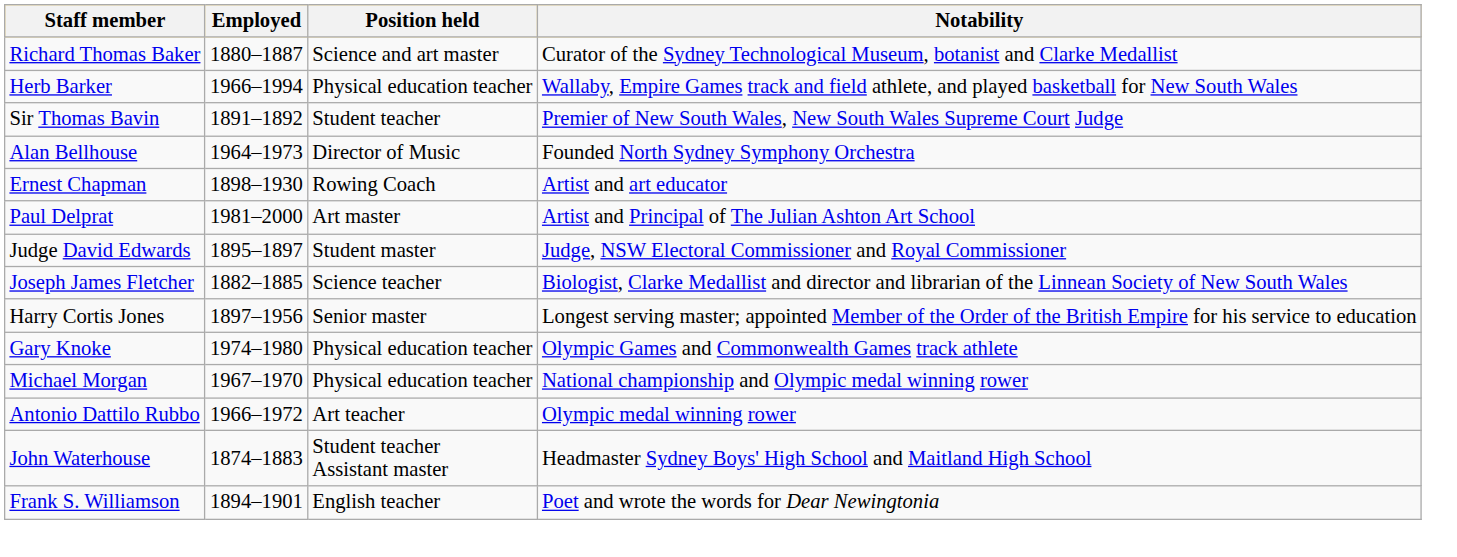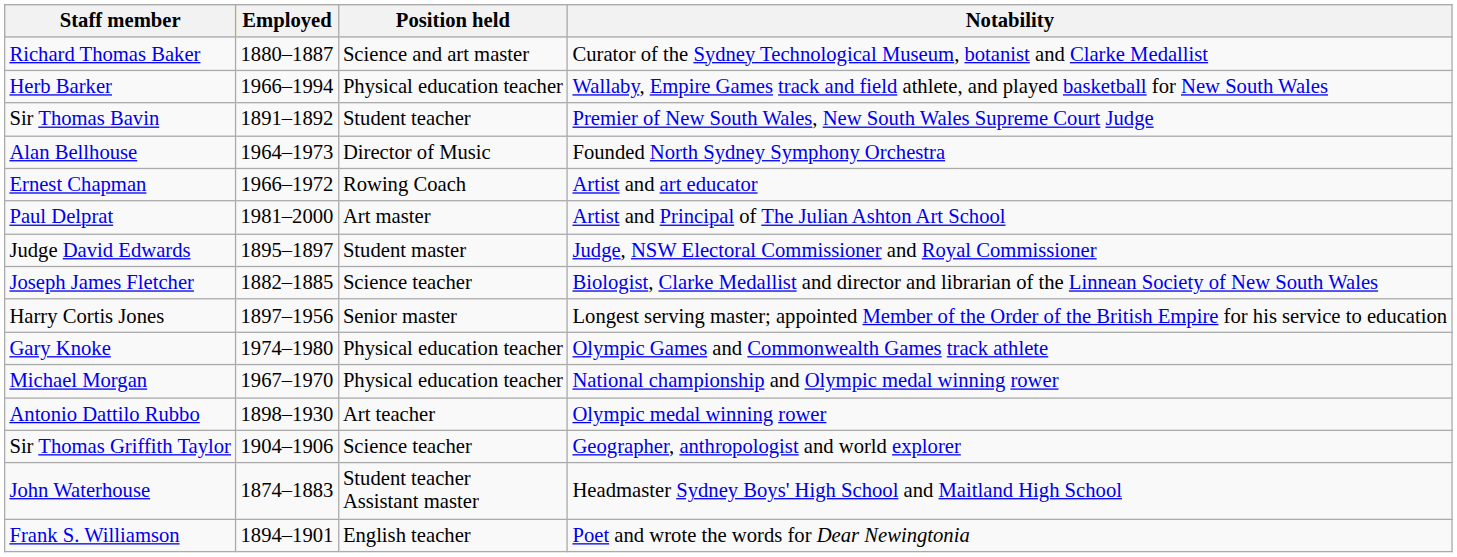(256, 184) 1898–1930 -> (287, 184) 1966–1972
(256, 413) 1966–1972 -> (287, 413) 1898–1930
+ row: (120, 446)
